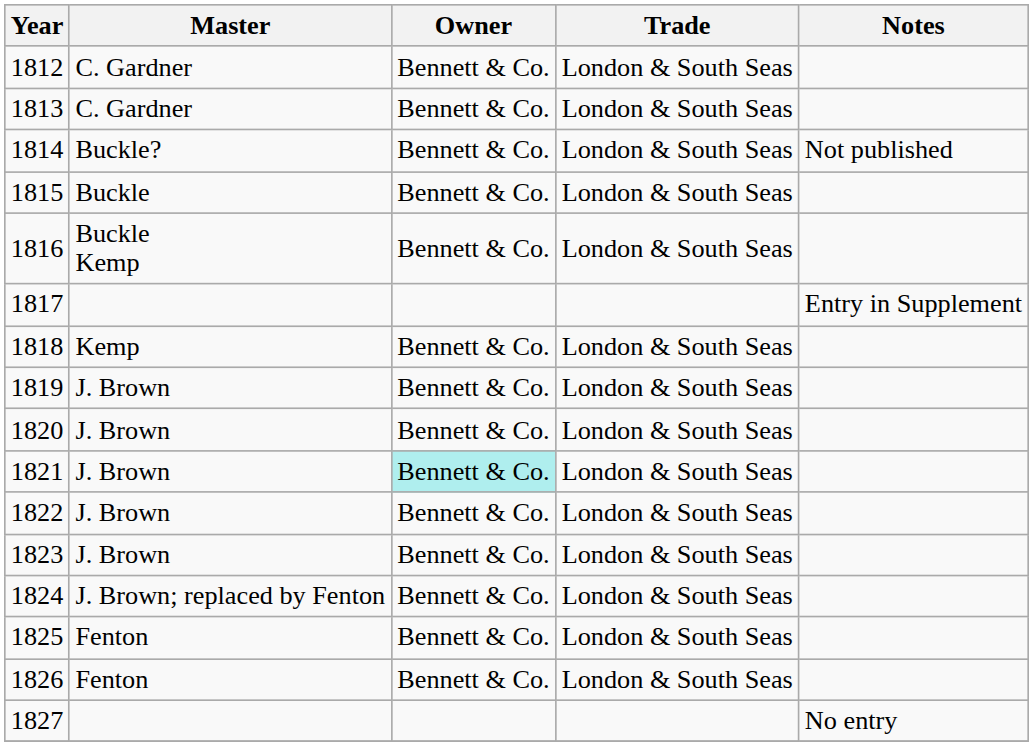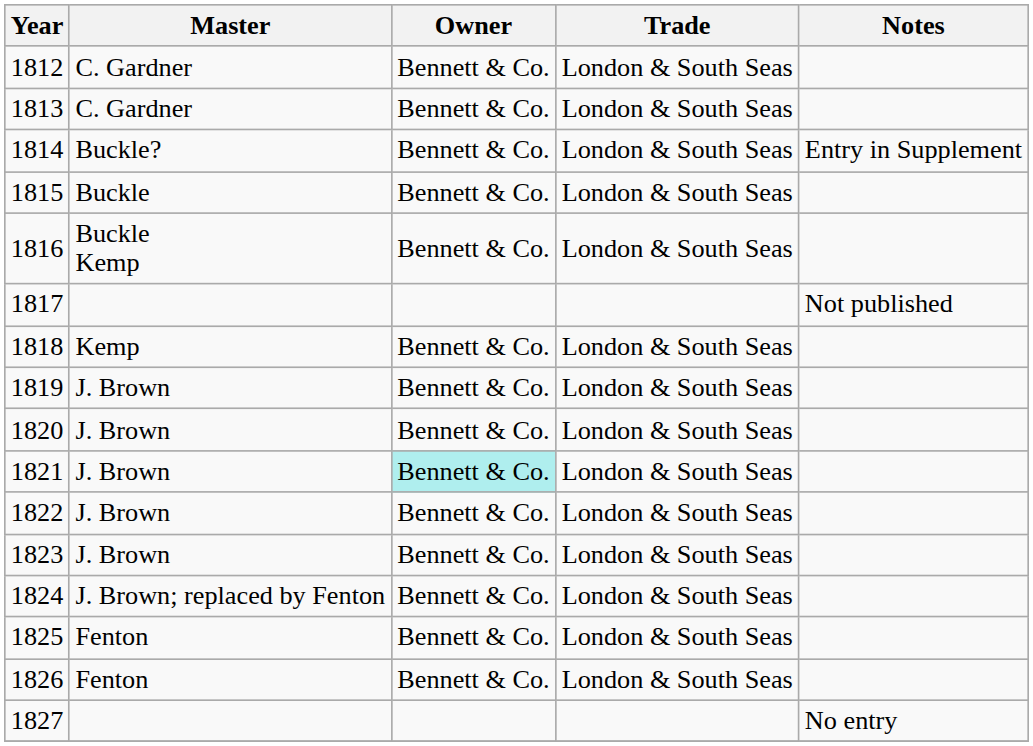(879, 150) Not published -> (913, 150) Entry in Supplement
(913, 304) Entry in Supplement -> (879, 304) Not published
